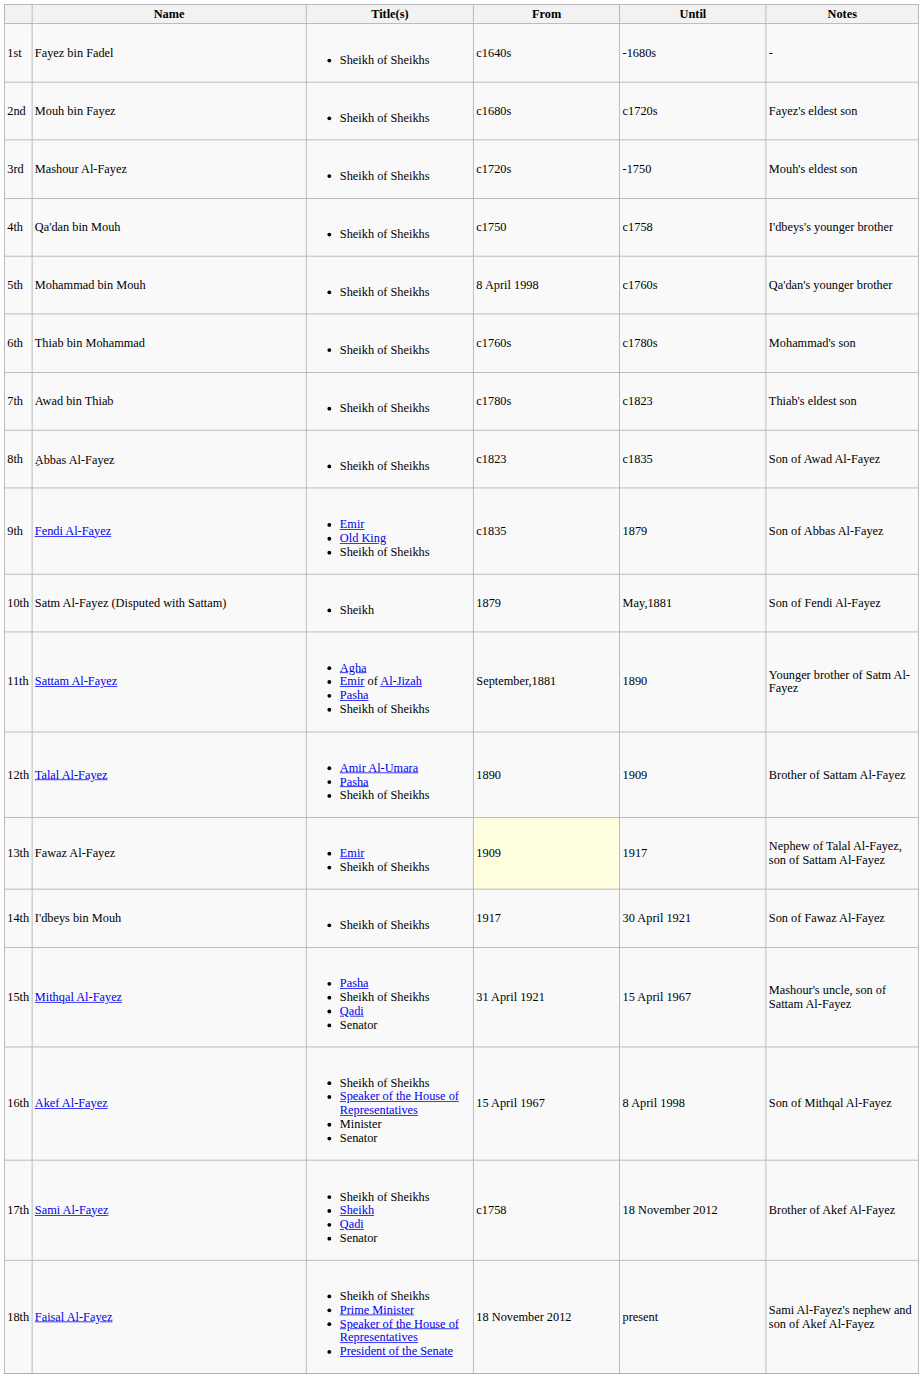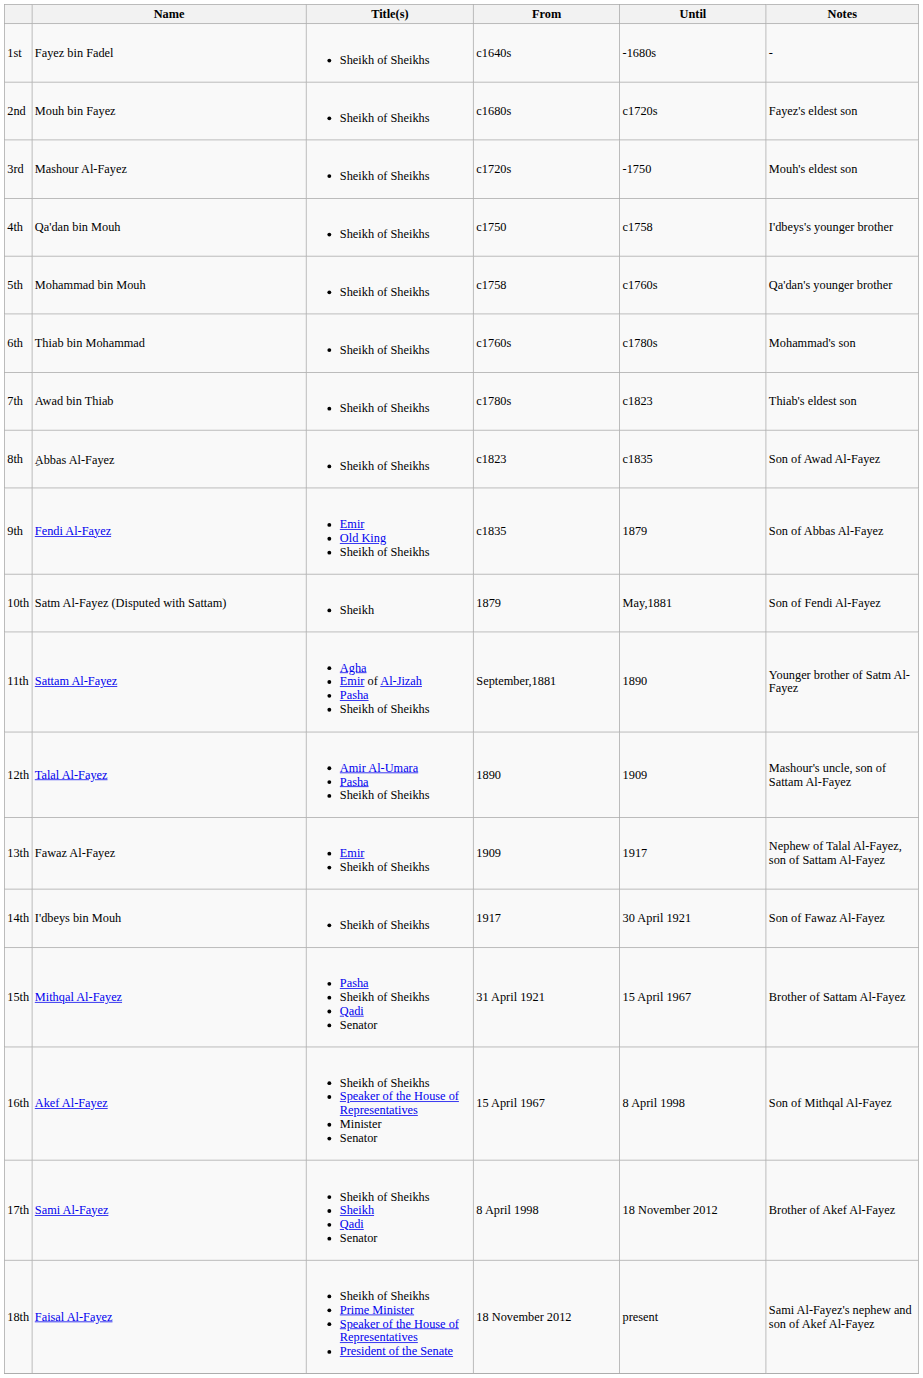(507, 285) 8 April 1998 -> (491, 285) c1758
(837, 774) Brother of Sattam Al-Fayez -> (827, 774) Mashour's uncle, son of Sattam Al-Fayez
(489, 853) lightyellow background -> (489, 853) no background
(827, 997) Mashour's uncle, son of Sattam Al-Fayez -> (837, 997) Brother of Sattam Al-Fayez
(491, 1210) c1758 -> (507, 1210) 8 April 1998
